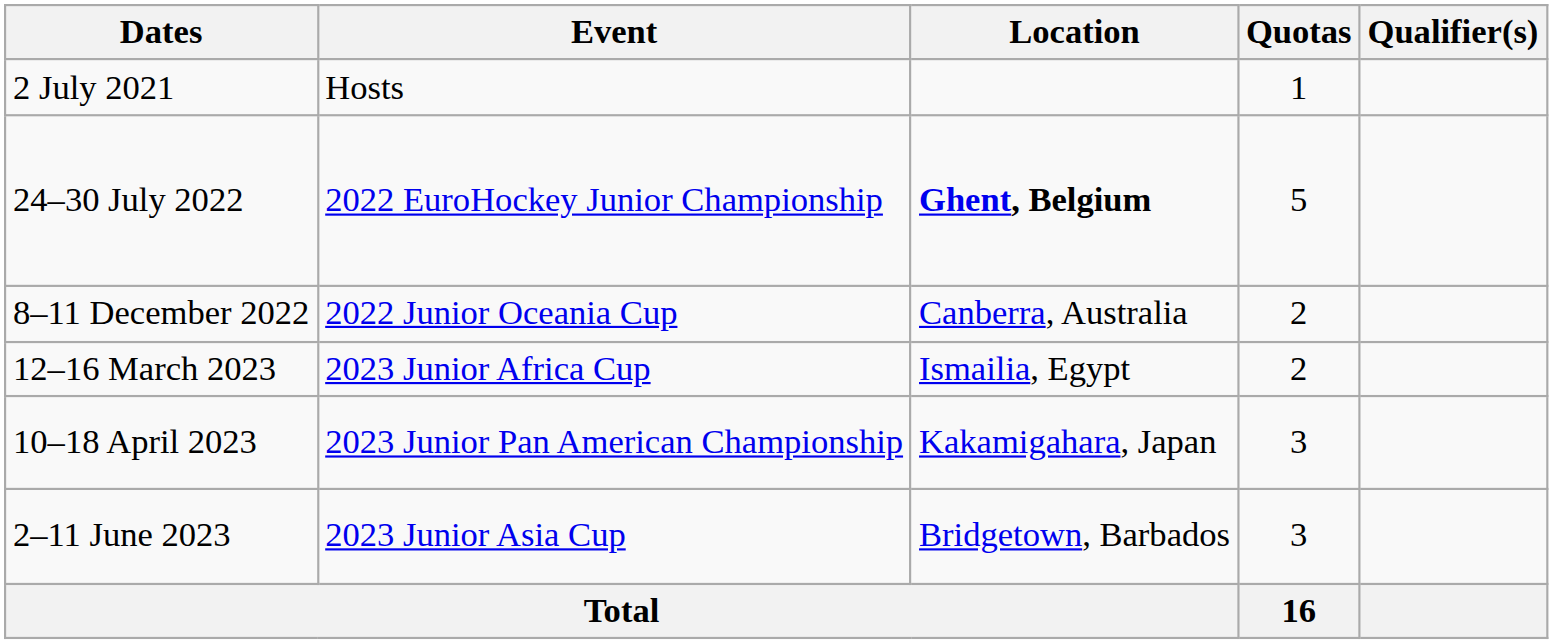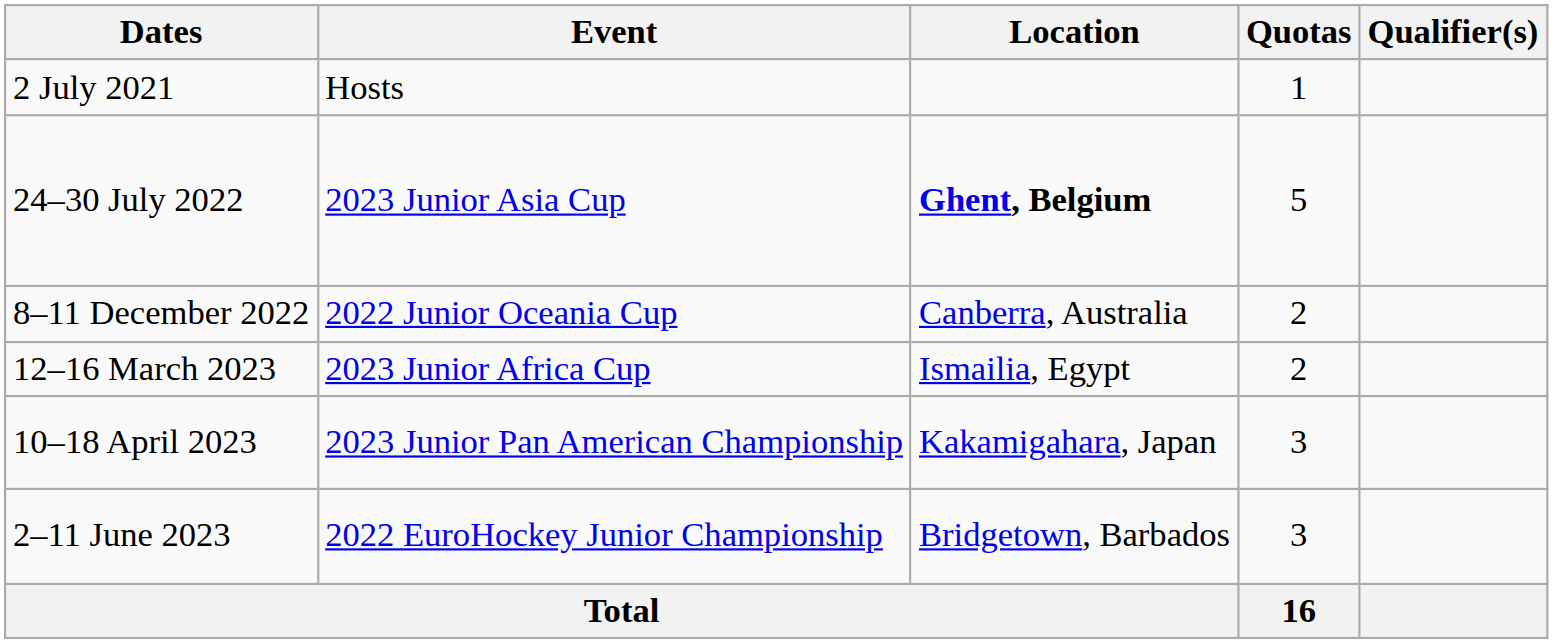(604, 199) 2022 EuroHockey Junior Championship -> (475, 199) 2023 Junior Asia Cup
(475, 535) 2023 Junior Asia Cup -> (604, 535) 2022 EuroHockey Junior Championship
